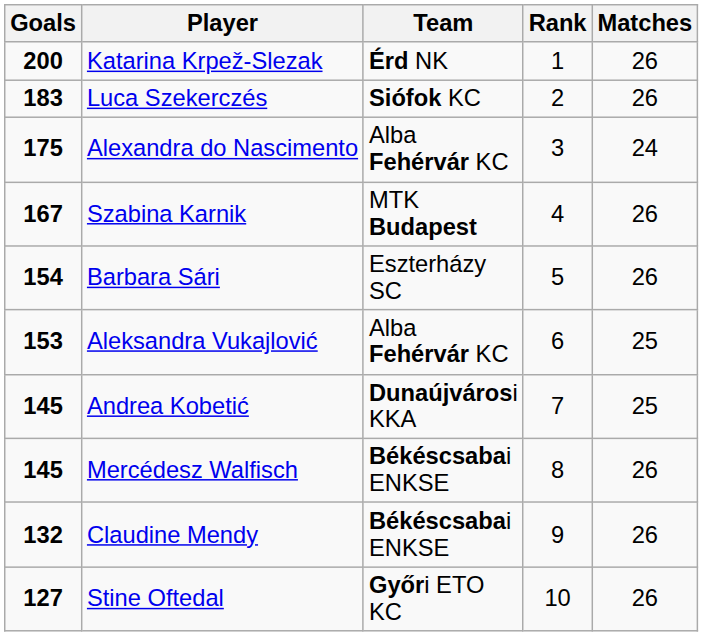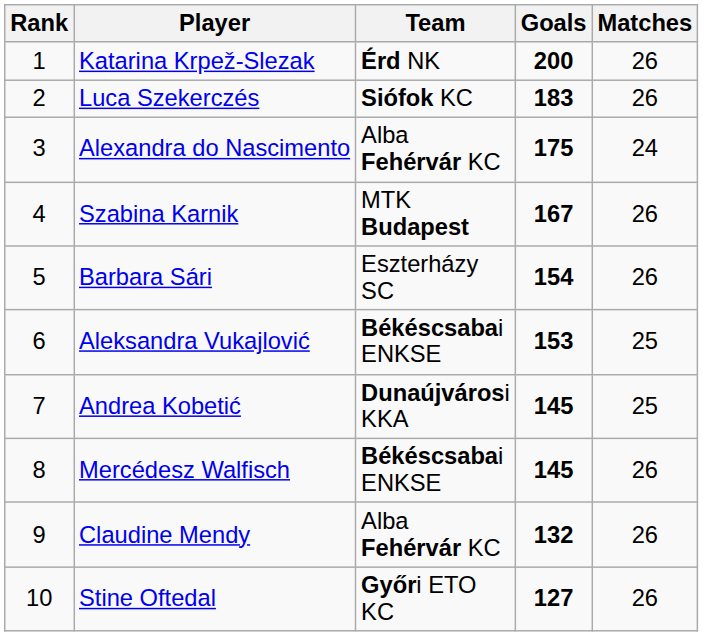columns swapped: (558, 23) <-> (43, 23)
(439, 341) Alba Fehérvár KC -> (432, 341) Békéscsabai ENKSE
(440, 534) Békéscsabai ENKSE -> (431, 534) Alba Fehérvár KC
